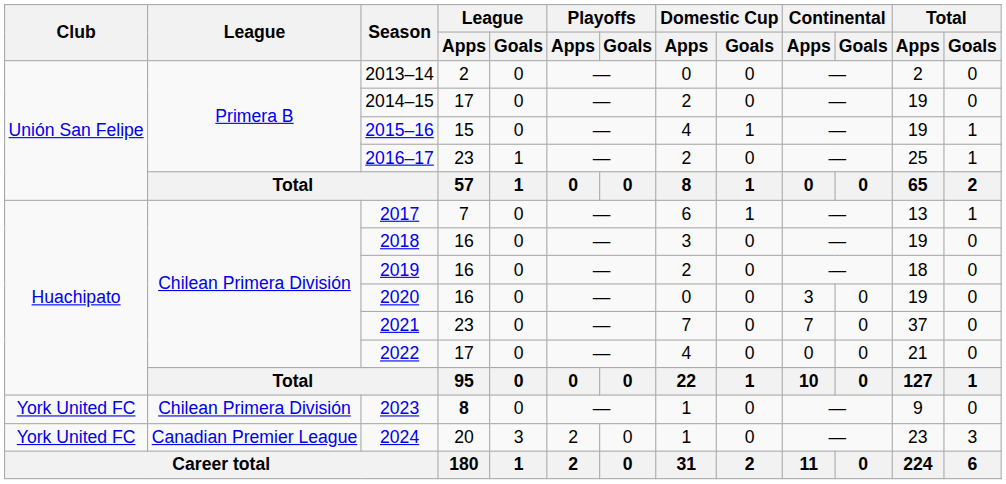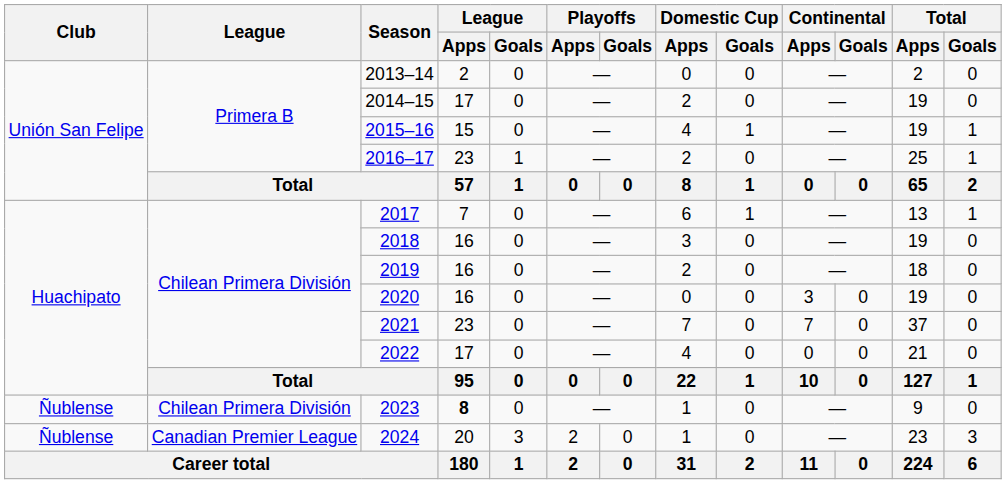(76, 409) York United FC -> (76, 409) Ñublense
(76, 437) York United FC -> (76, 437) Ñublense
